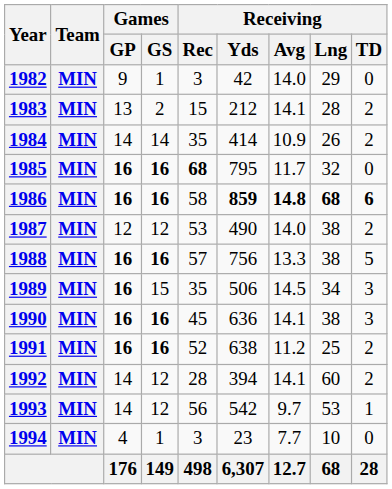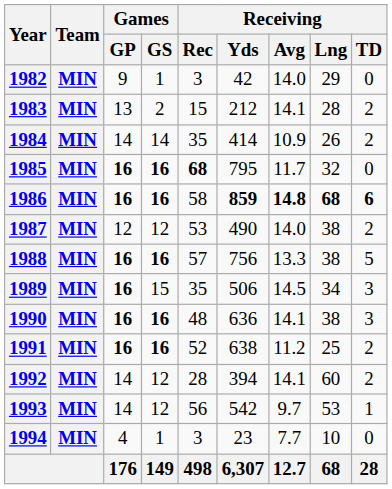(198, 318) 45 -> (198, 318) 48
